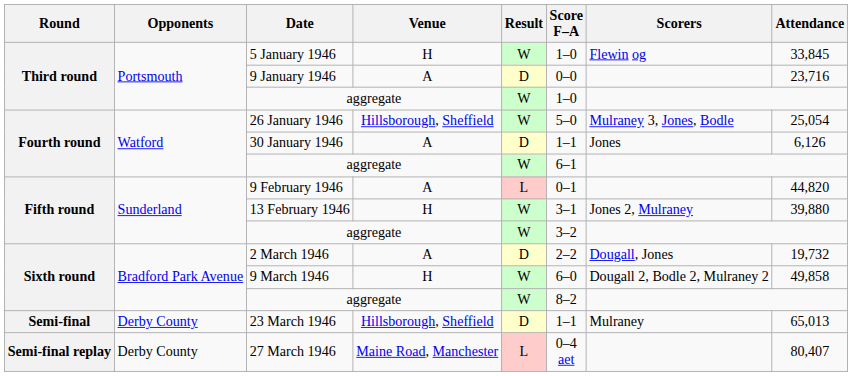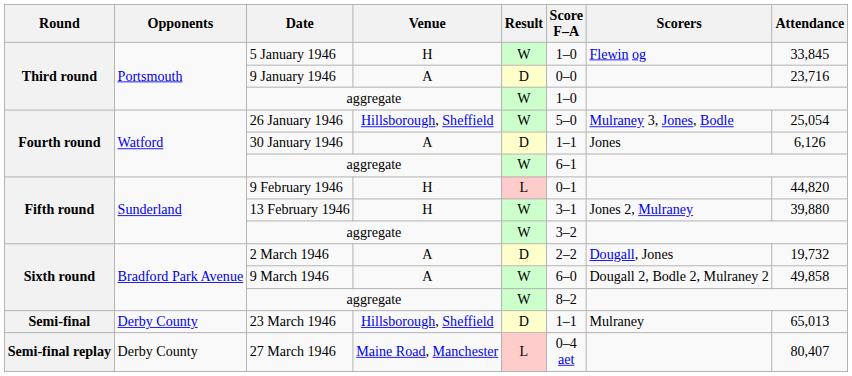(427, 187) A -> (427, 187) H
(427, 277) H -> (427, 277) A
